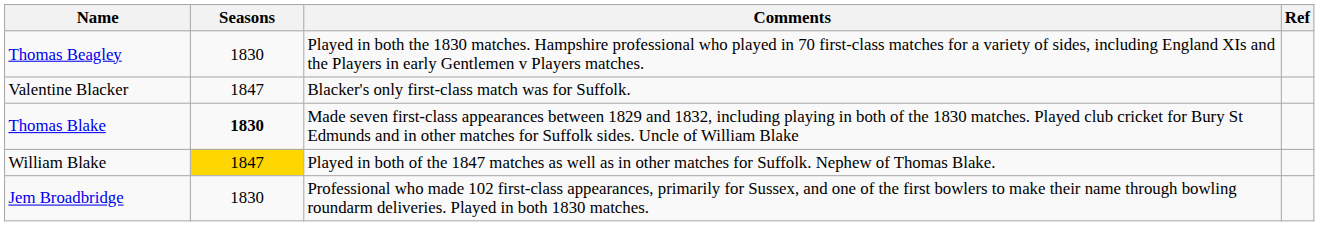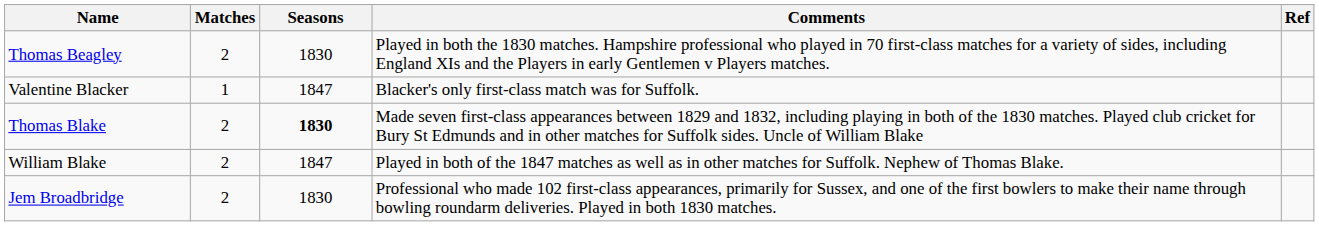+ column: (225, 17)
(247, 162) gold background -> (316, 162) no background
